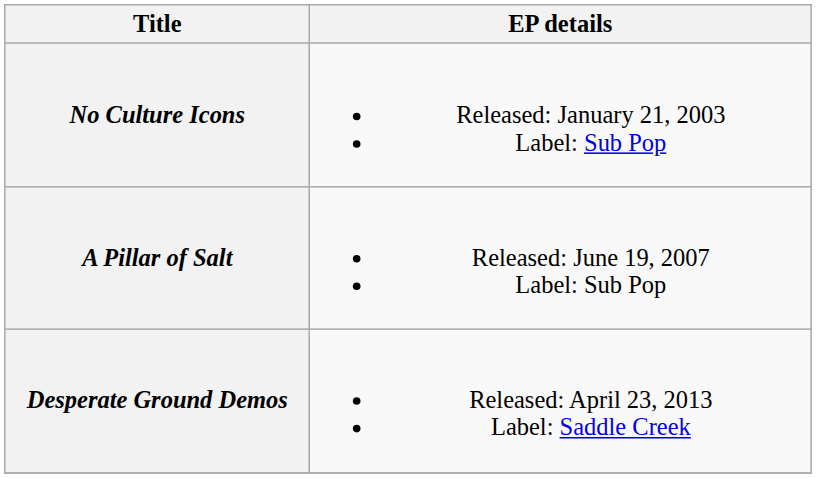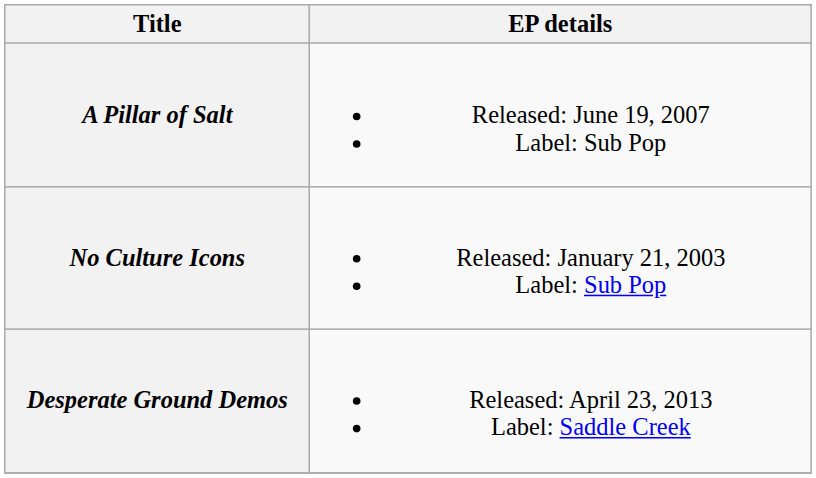rows swapped: (157, 114) <-> (157, 257)
